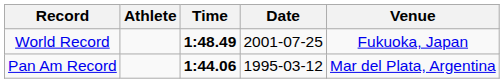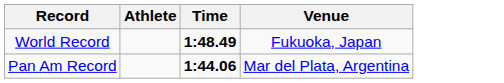- column: (283, 16)
